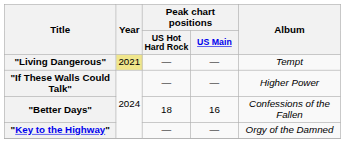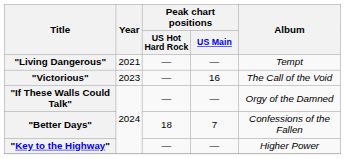(129, 62) khaki background -> (129, 62) no background
+ row: (60, 77)
(289, 83) Higher Power -> (289, 98) Orgy of the Damned
(214, 109) 16 -> (214, 125) 7
(289, 130) Orgy of the Damned -> (289, 146) Higher Power
